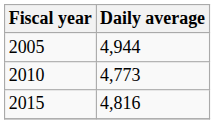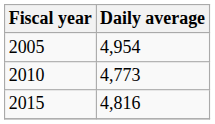(120, 47) 4,944 -> (120, 47) 4,954
